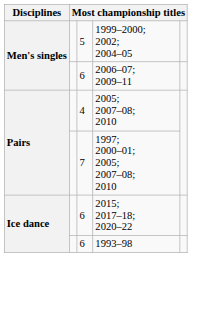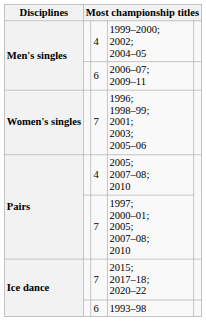(82, 41) 5 -> (96, 41) 4
+ row: (129, 122)
(82, 215) 6 -> (96, 279) 7
